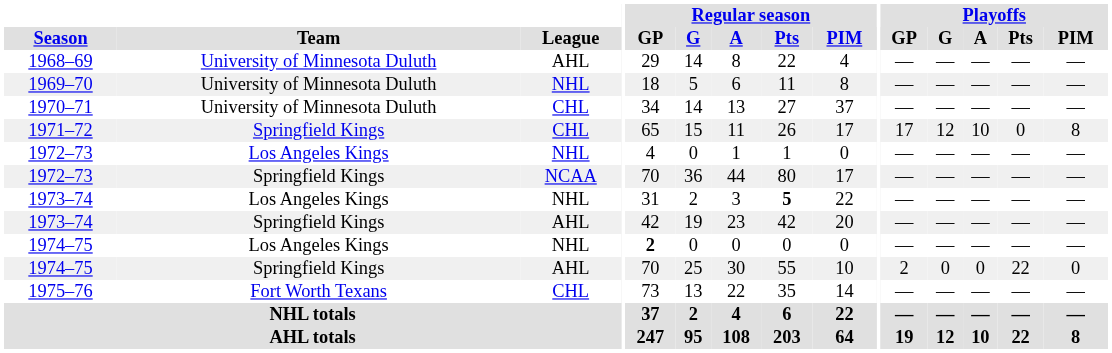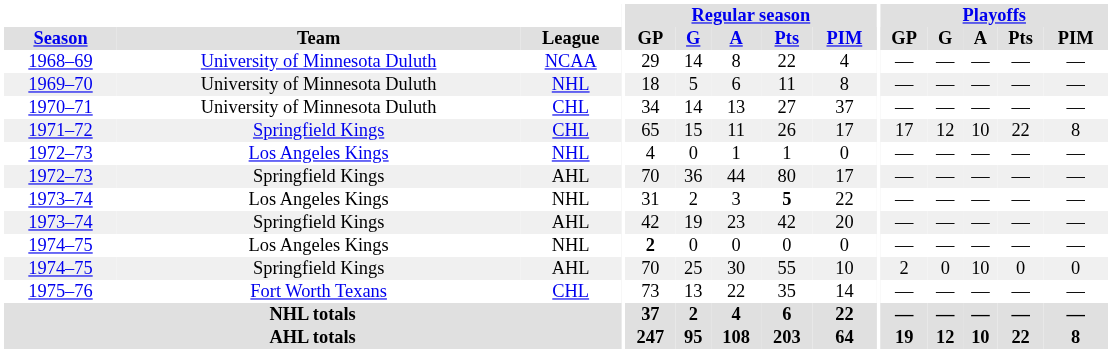(571, 61) AHL -> (571, 61) NCAA
(1021, 130) 0 -> (1021, 130) 22
(571, 176) NCAA -> (571, 176) AHL
(980, 268) 0 -> (980, 268) 10
(1021, 268) 22 -> (1021, 268) 0
